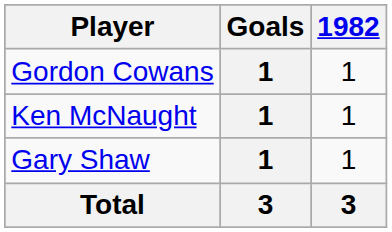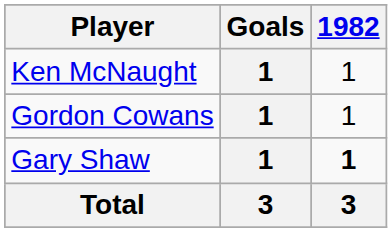rows swapped: (112, 71) <-> (104, 115)
(348, 159) normal -> (348, 159) bold
